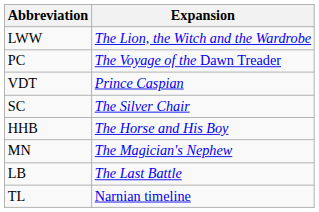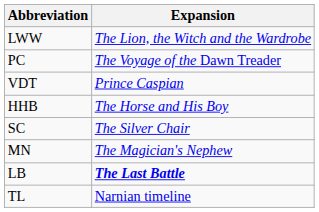rows swapped: (16, 106) <-> (23, 128)
(138, 173) normal -> (140, 173) bold
